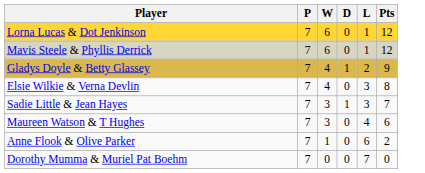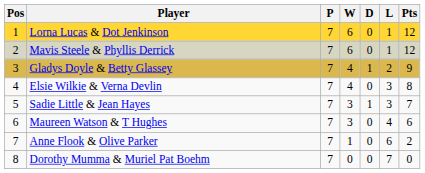+ column: (16, 13)
